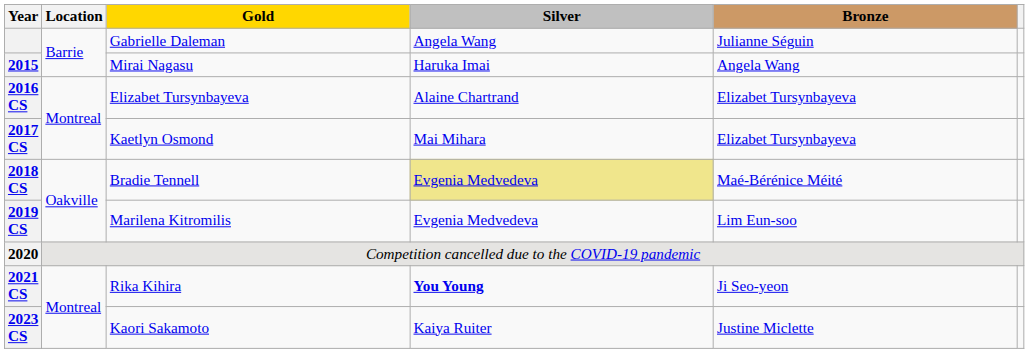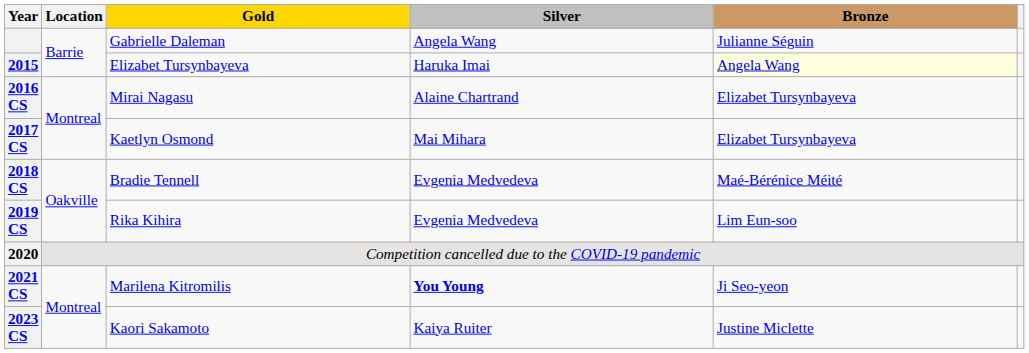(151, 64) Mirai Nagasu -> (179, 64) Elizabet Tursynbayeva
(758, 64) no background -> (758, 64) lightyellow background
(179, 97) Elizabet Tursynbayeva -> (151, 97) Mirai Nagasu
(476, 179) khaki background -> (476, 179) no background
(170, 221) Marilena Kitromilis -> (145, 221) Rika Kihira
(145, 286) Rika Kihira -> (170, 286) Marilena Kitromilis
